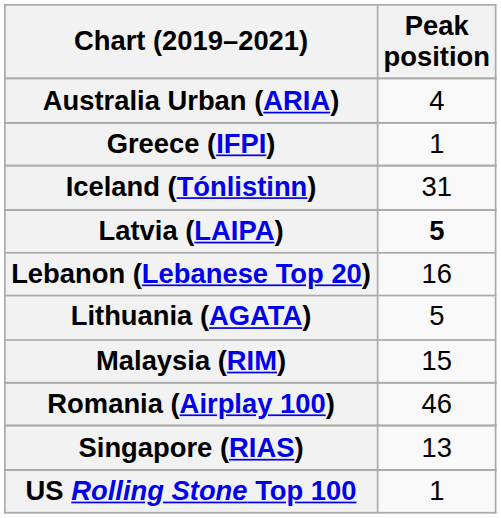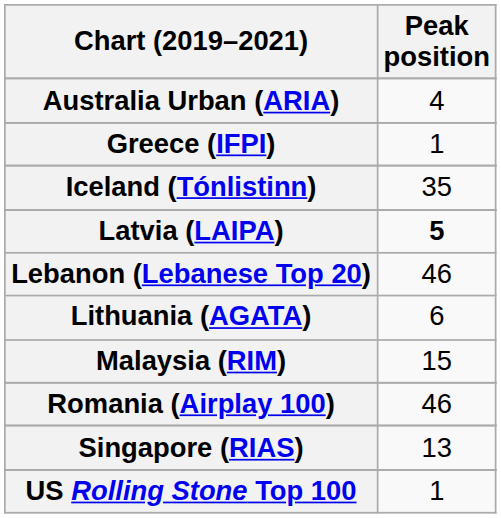(437, 187) 31 -> (437, 187) 35
(437, 273) 16 -> (437, 273) 46
(437, 317) 5 -> (437, 317) 6
